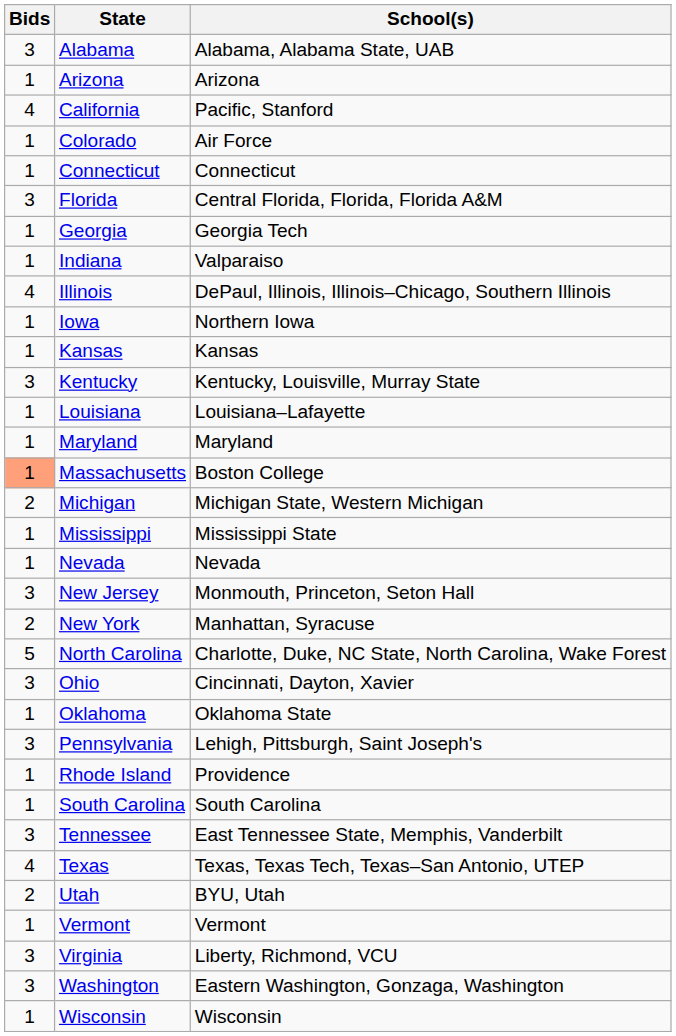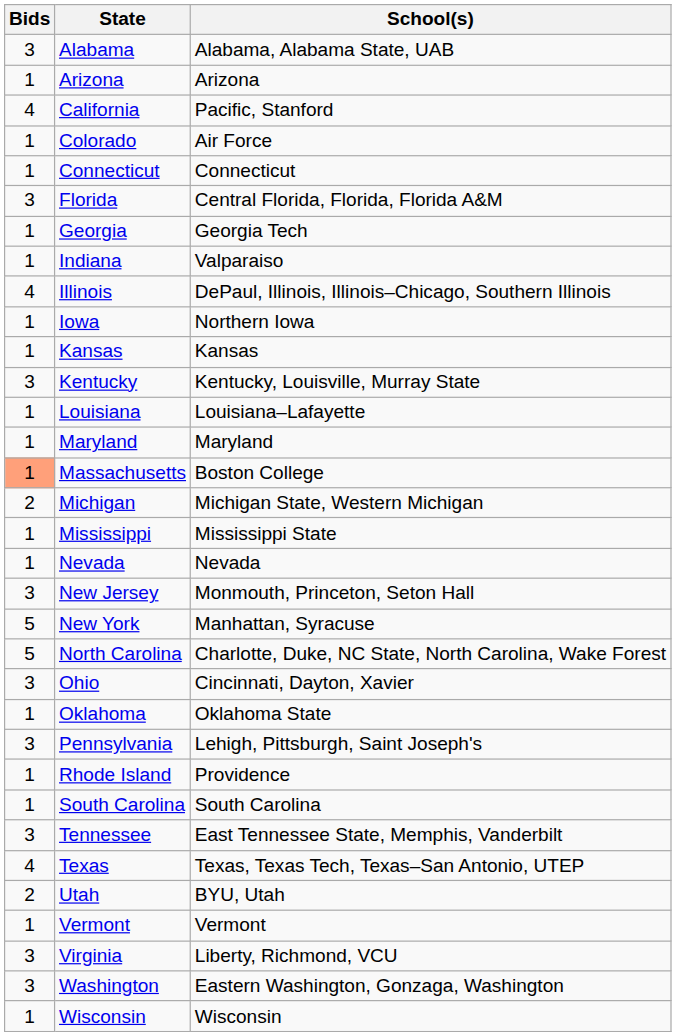(30, 623) 2 -> (30, 623) 5
